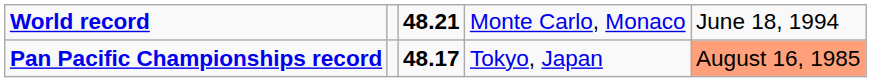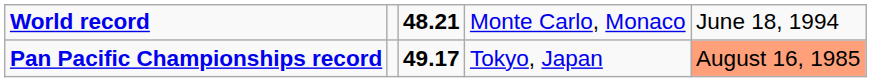(431, 58) 48.17 -> (431, 58) 49.17
